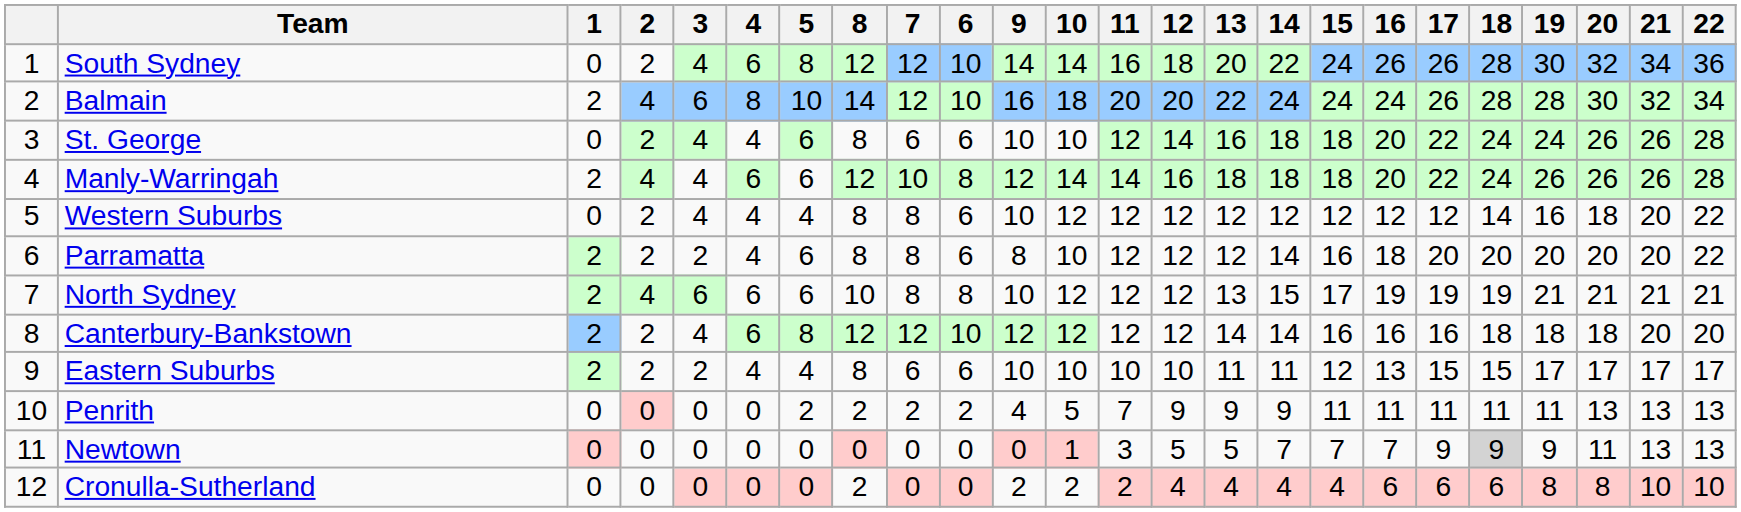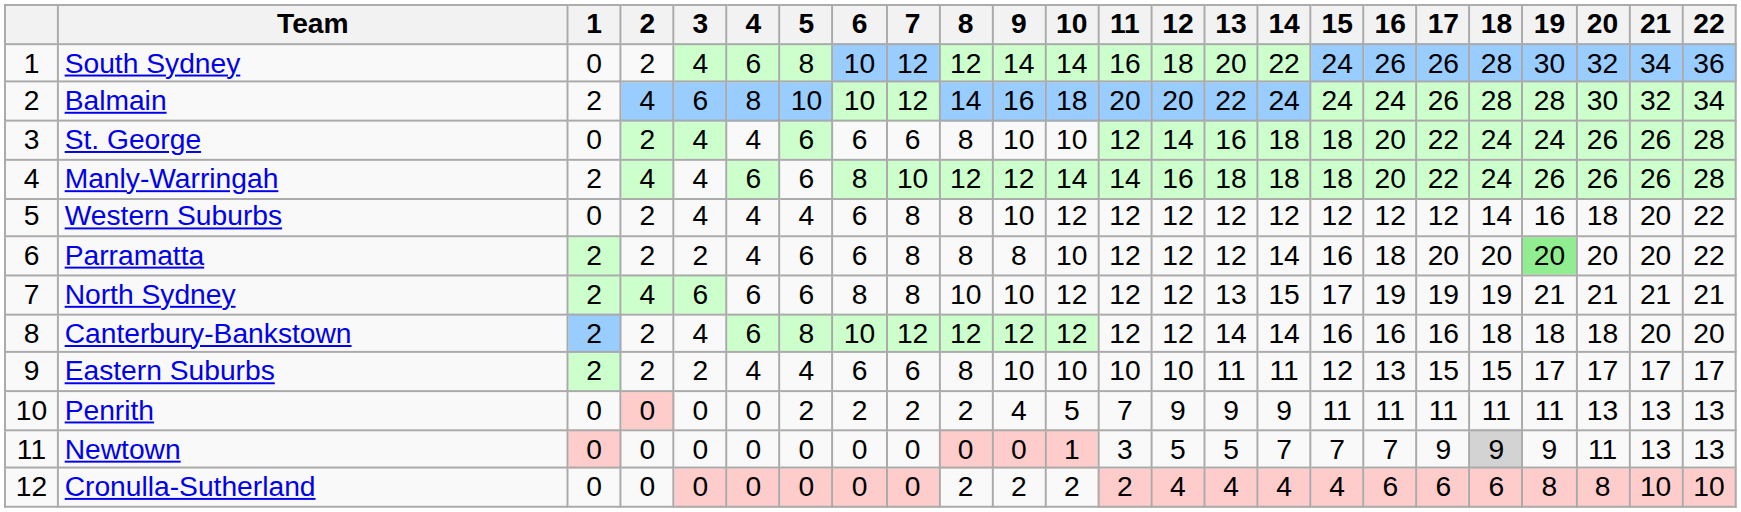columns swapped: (966, 24) <-> (860, 24)
(1549, 255) no background -> (1549, 255) lightgreen background
